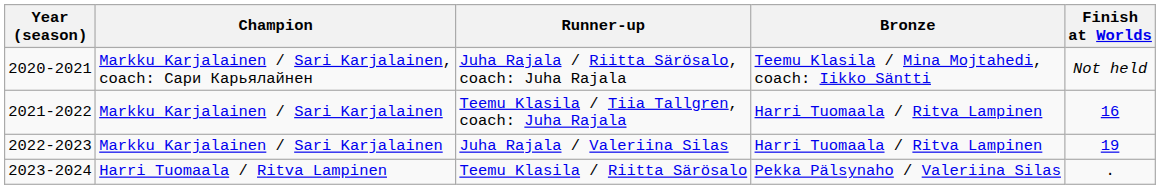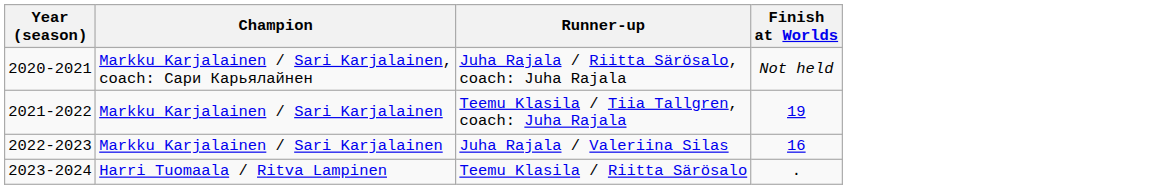- column: (908, 26)
(1110, 112) 16 -> (796, 112) 19
(1110, 146) 19 -> (796, 146) 16
